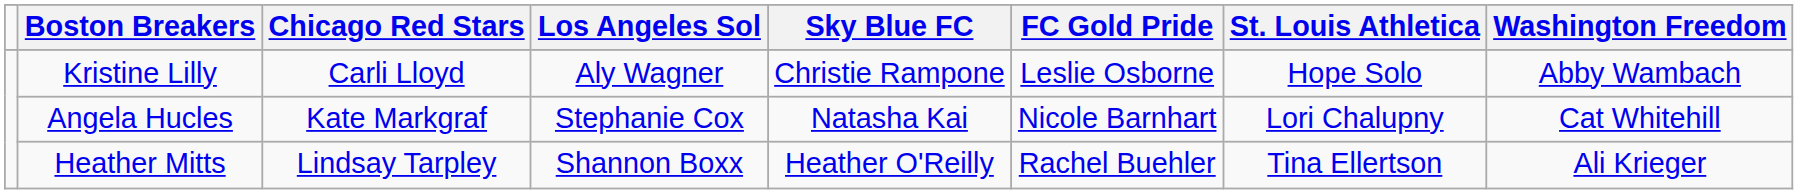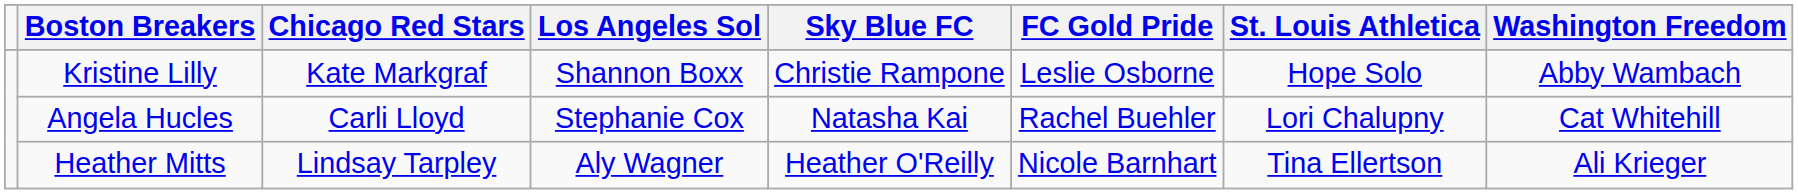(397, 73) Carli Lloyd -> (397, 73) Kate Markgraf
(649, 73) Aly Wagner -> (649, 73) Shannon Boxx
(397, 118) Kate Markgraf -> (397, 118) Carli Lloyd
(1117, 118) Nicole Barnhart -> (1117, 118) Rachel Buehler
(649, 164) Shannon Boxx -> (649, 164) Aly Wagner
(1117, 164) Rachel Buehler -> (1117, 164) Nicole Barnhart
